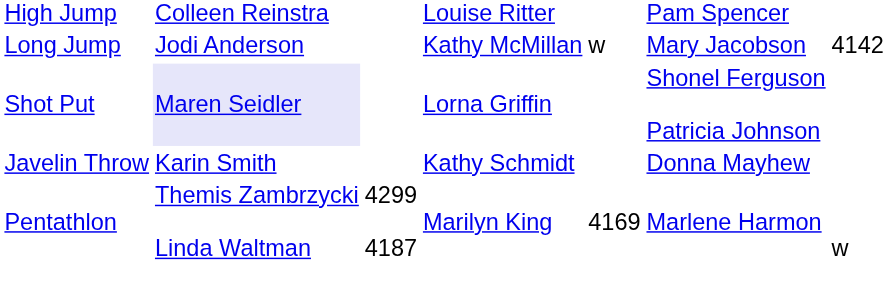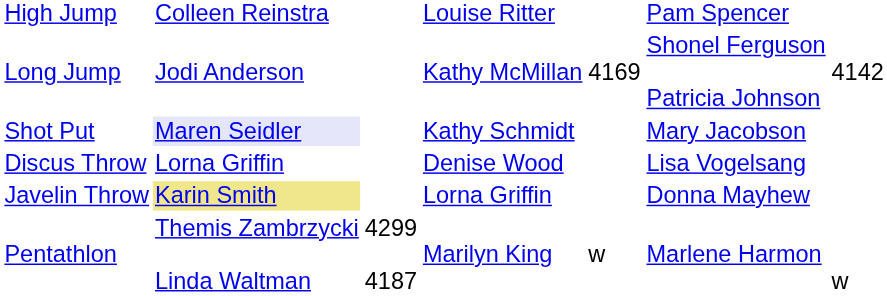(597, 45) w -> (614, 72) 4169
(726, 45) Mary Jacobson -> (736, 72) Shonel Ferguson Patricia Johnson
(487, 104) Lorna Griffin -> (499, 131) Kathy Schmidt
(736, 104) Shonel Ferguson Patricia Johnson -> (726, 131) Mary Jacobson
+ row: (75, 163)
(216, 163) no background -> (216, 195) khaki background
(499, 163) Kathy Schmidt -> (487, 195) Lorna Griffin
(614, 222) 4169 -> (597, 254) w
